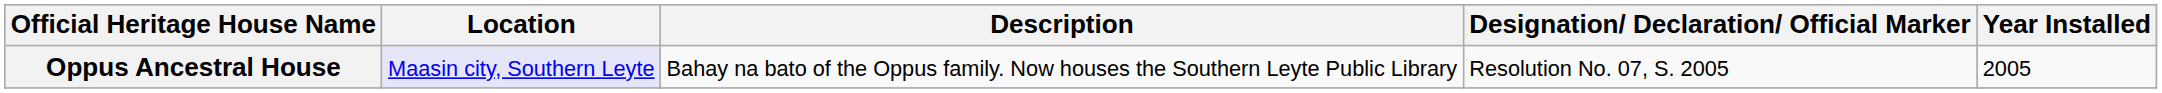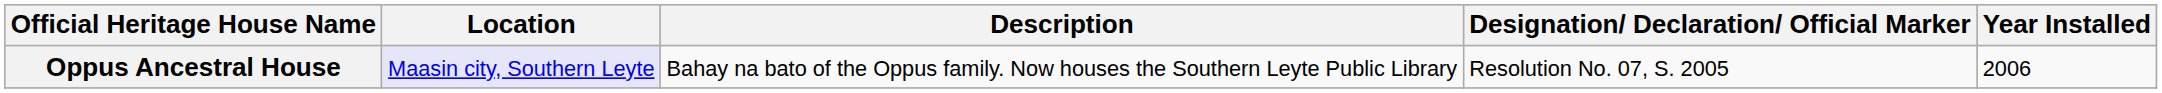(2007, 68) 2005 -> (2007, 68) 2006
